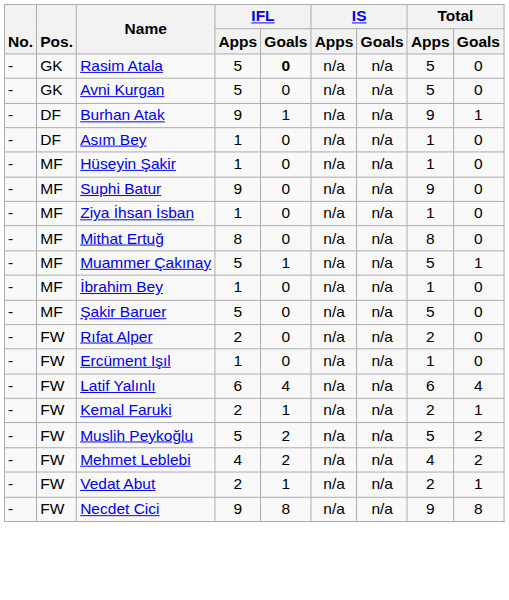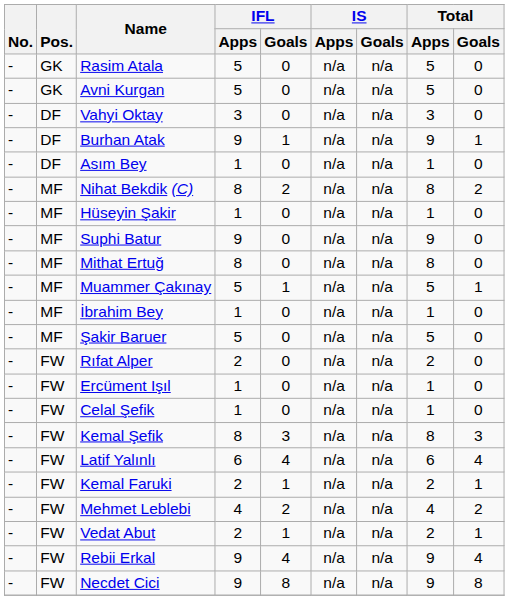(286, 66) bold -> (286, 66) normal
+ row: (121, 115)
+ row: (137, 189)
- row: (137, 213)
+ row: (117, 410)
+ row: (122, 435)
- row: (137, 435)
+ row: (118, 558)
